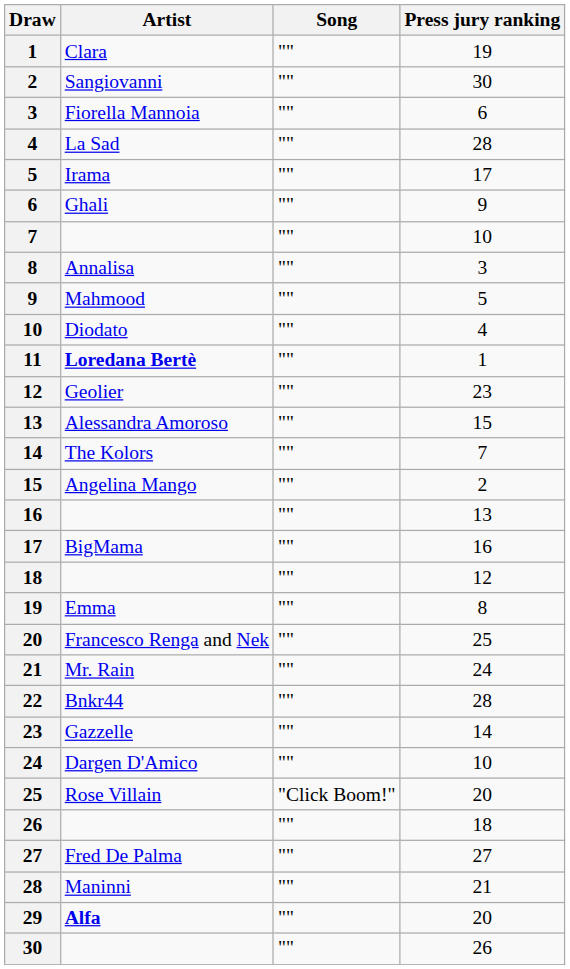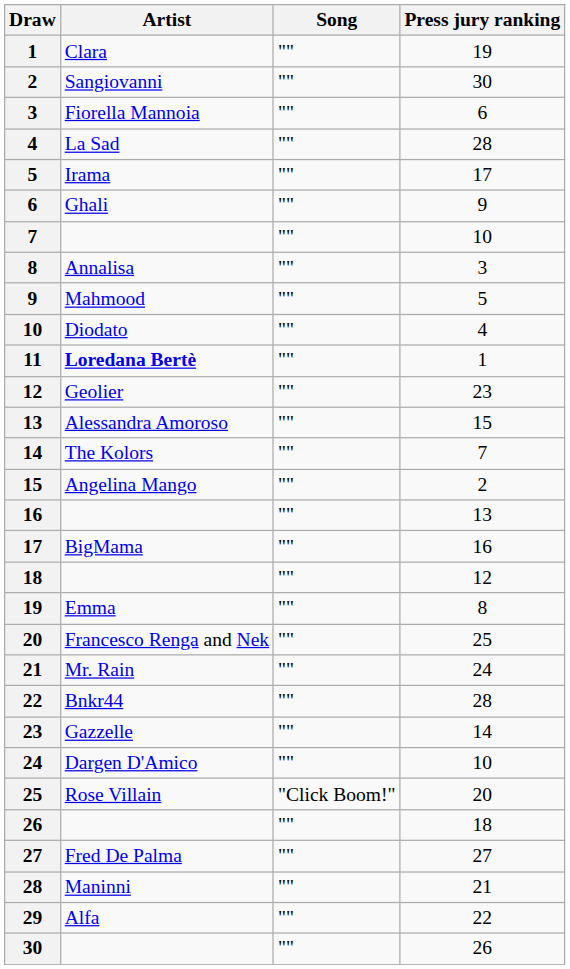(83, 917) bold -> (82, 917) normal
(482, 917) 20 -> (482, 917) 22
